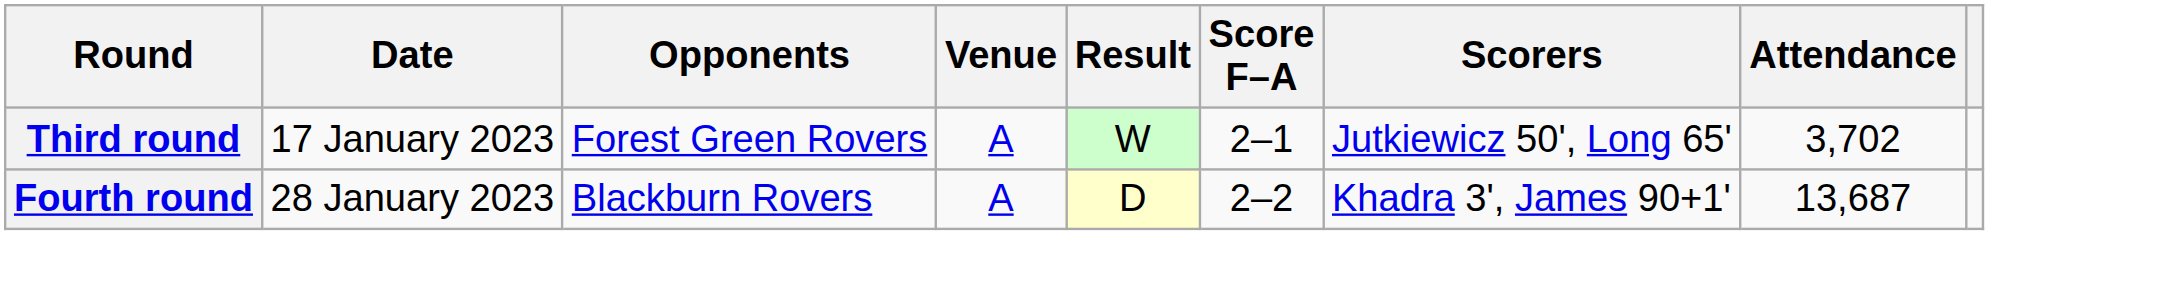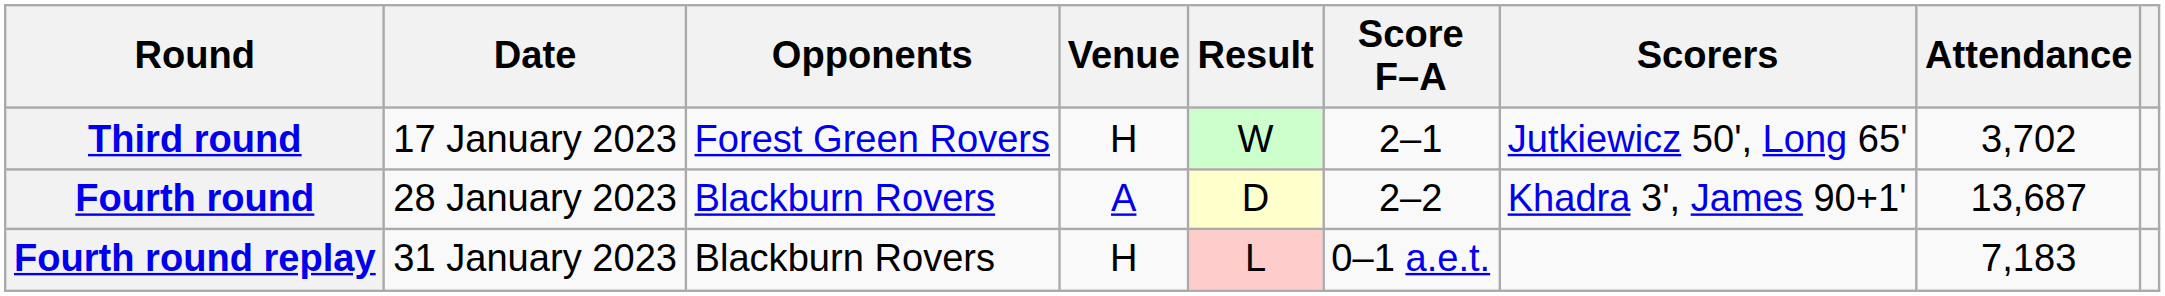(1001, 137) A -> (1124, 137) H
+ row: (195, 258)
